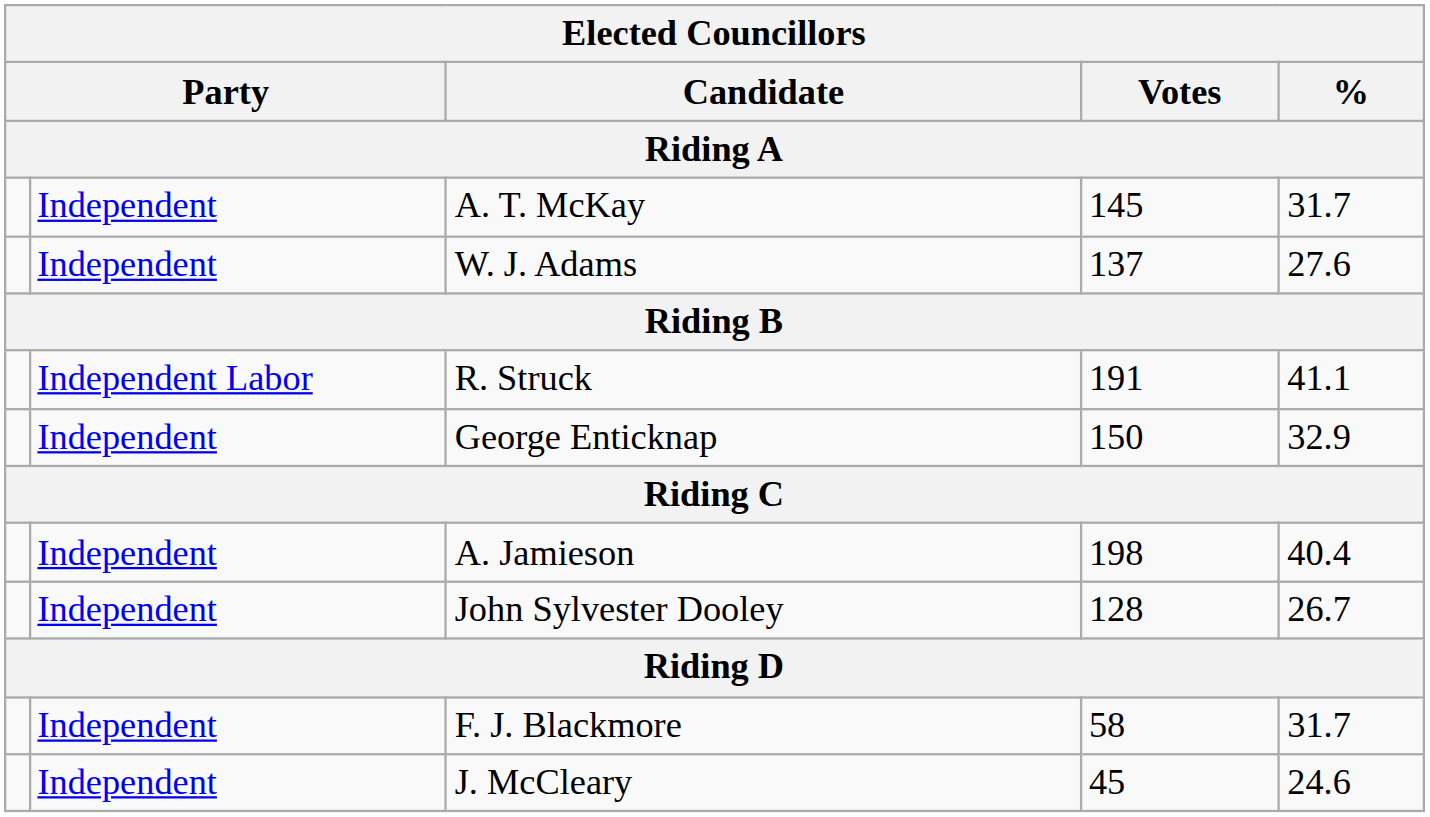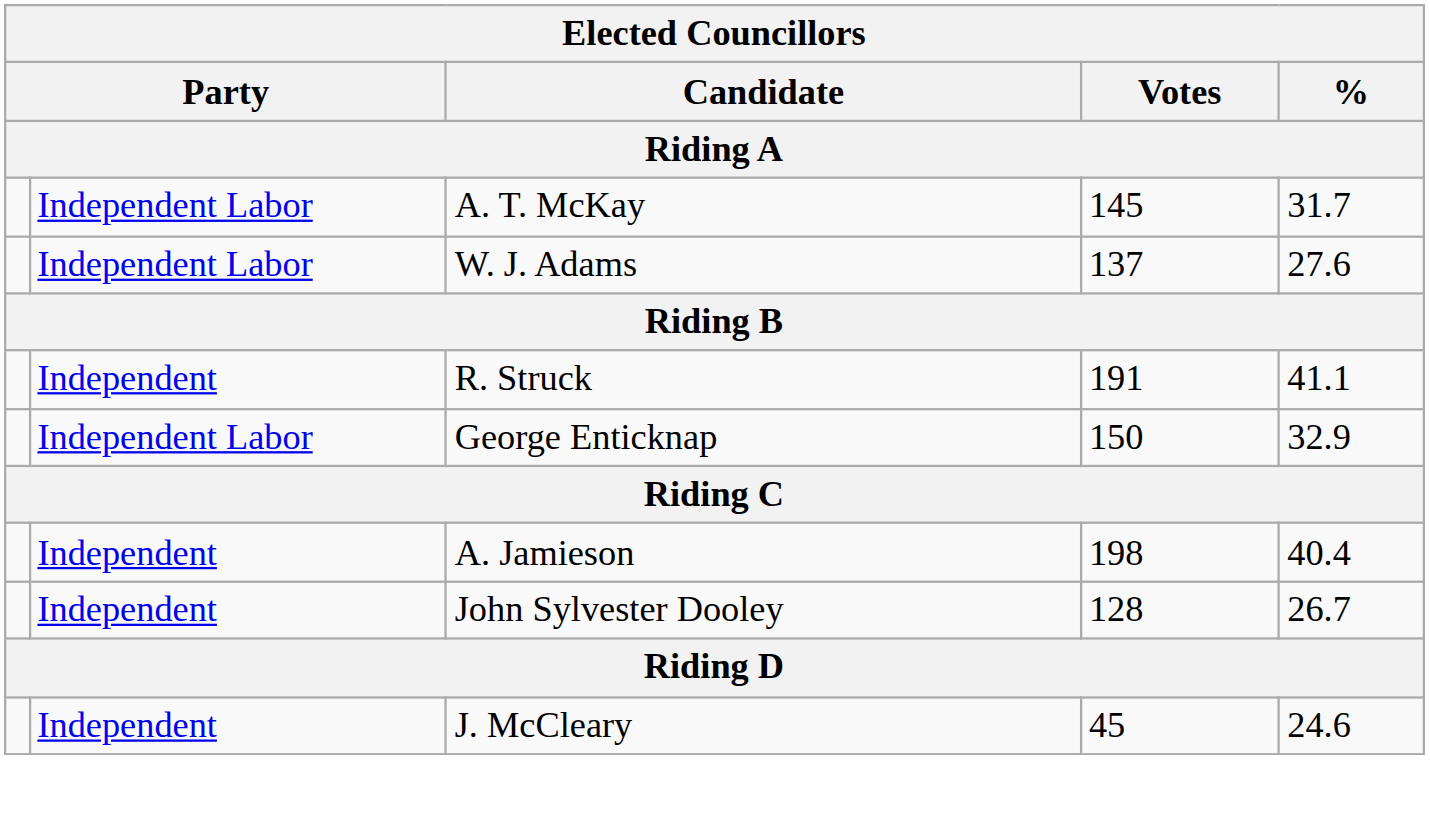(127, 206) Independent -> (175, 206) Independent Labor
(127, 263) Independent -> (175, 263) Independent Labor
(175, 378) Independent Labor -> (127, 378) Independent
(127, 436) Independent -> (175, 436) Independent Labor
- row: (568, 724)
